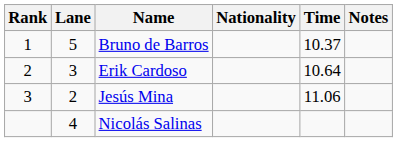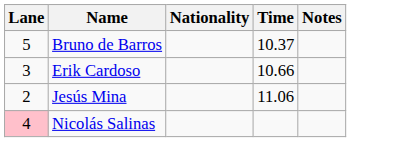- column: (28, 17)
(322, 70) 10.64 -> (276, 70) 10.66
(73, 123) no background -> (26, 123) pink background
